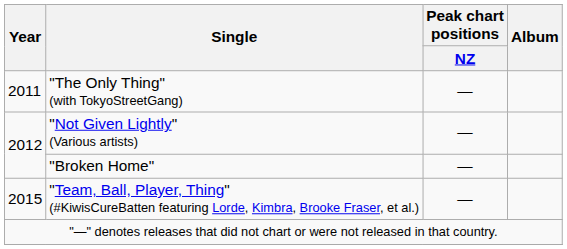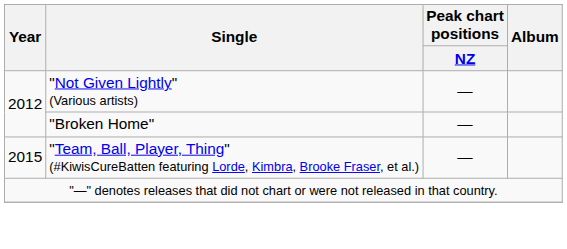- row: (116, 91)
